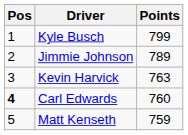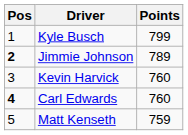(11, 57) normal -> (11, 57) bold
(160, 78) 763 -> (160, 78) 760
